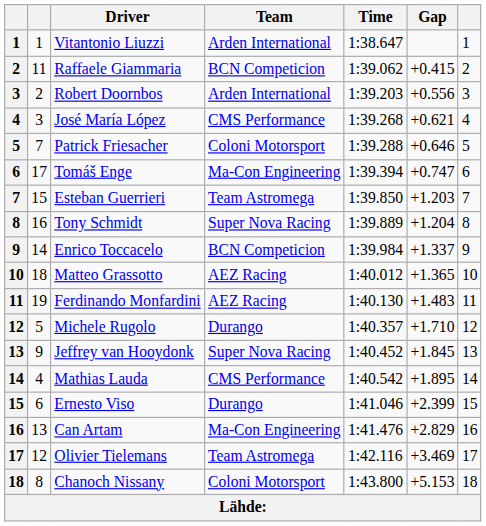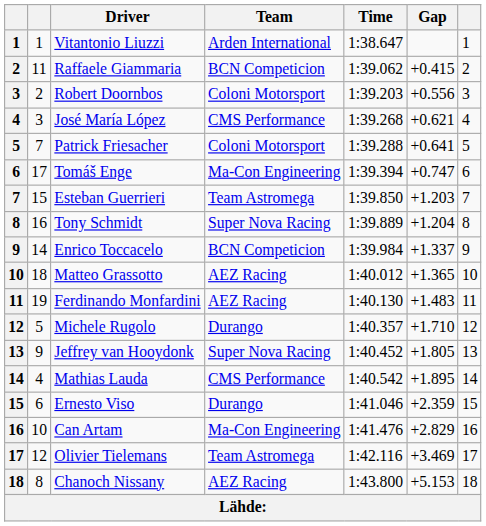(269, 94) Arden International -> (266, 94) Coloni Motorsport
(432, 146) +0.646 -> (432, 146) +0.641
(432, 352) +1.845 -> (432, 352) +1.805
(432, 404) +2.399 -> (432, 404) +2.359
(39, 429) 13 -> (39, 429) 10
(266, 481) Coloni Motorsport -> (247, 481) AEZ Racing
